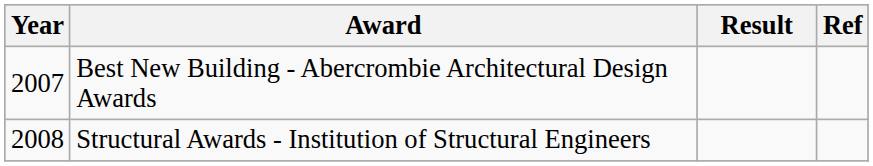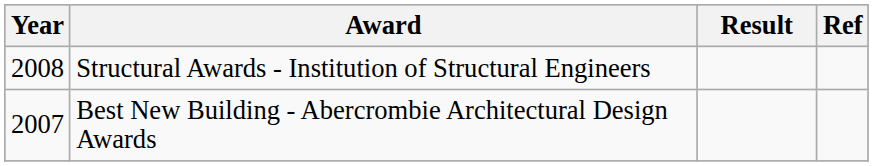rows swapped: (372, 82) <-> (364, 139)
